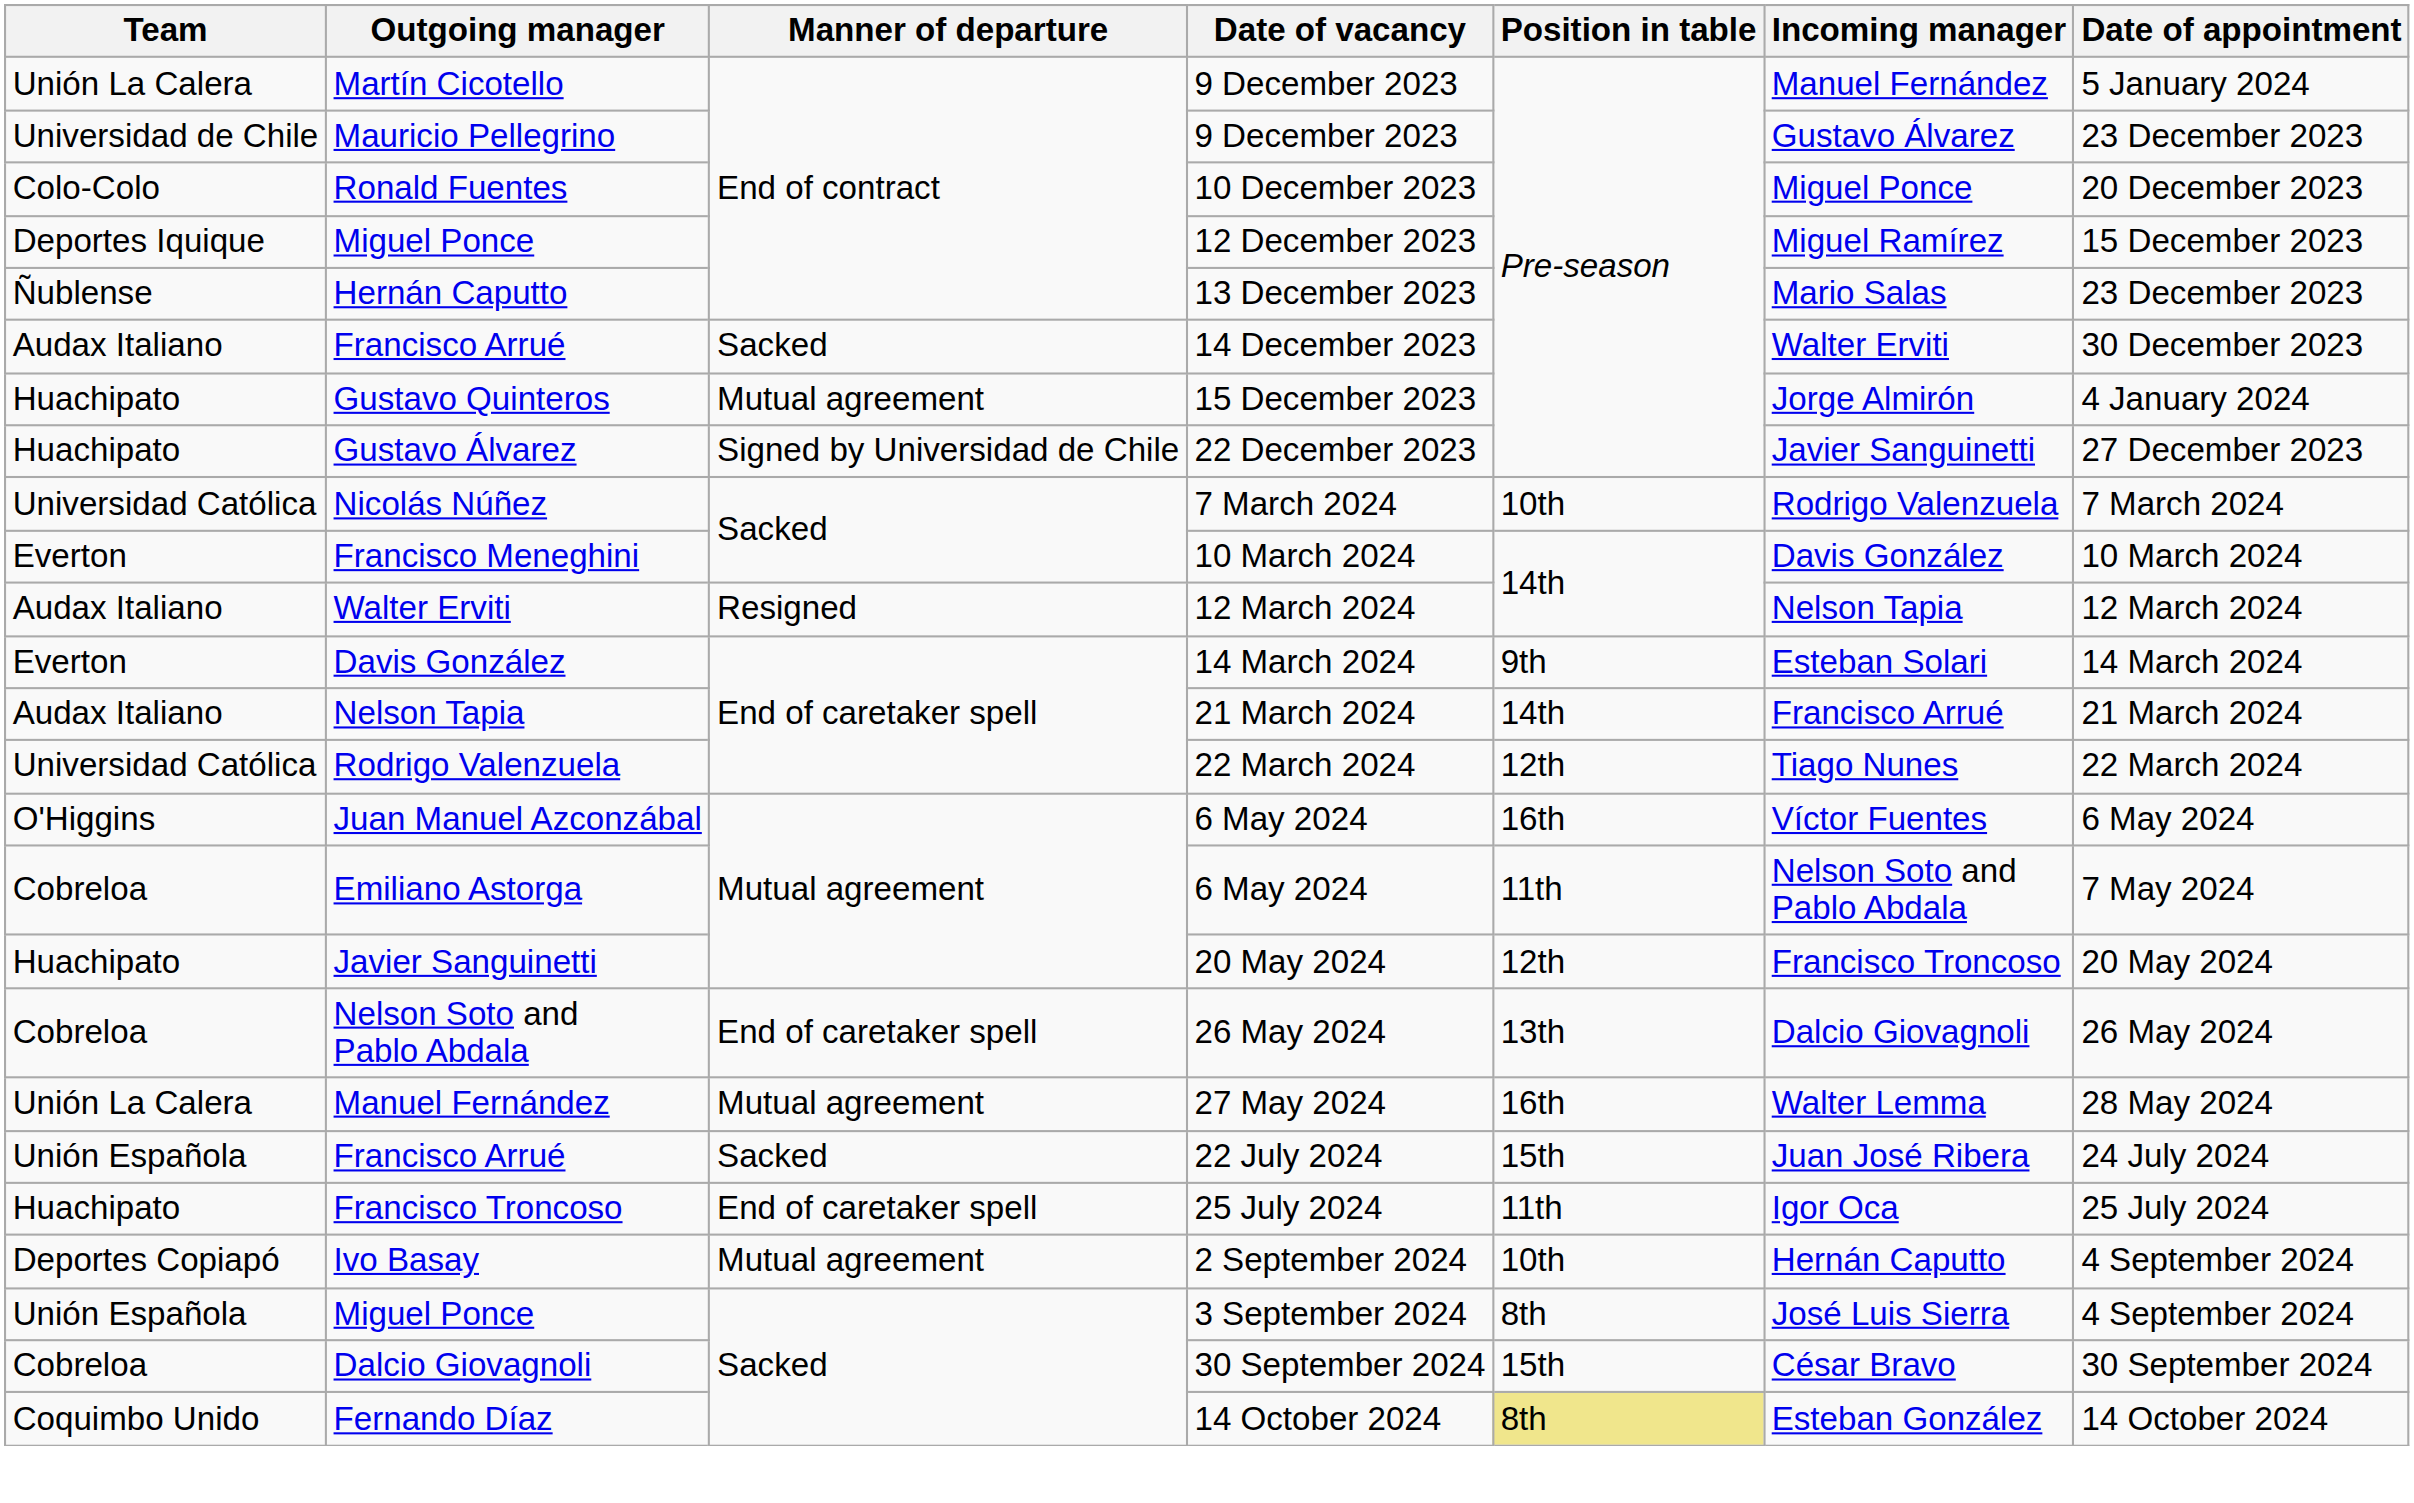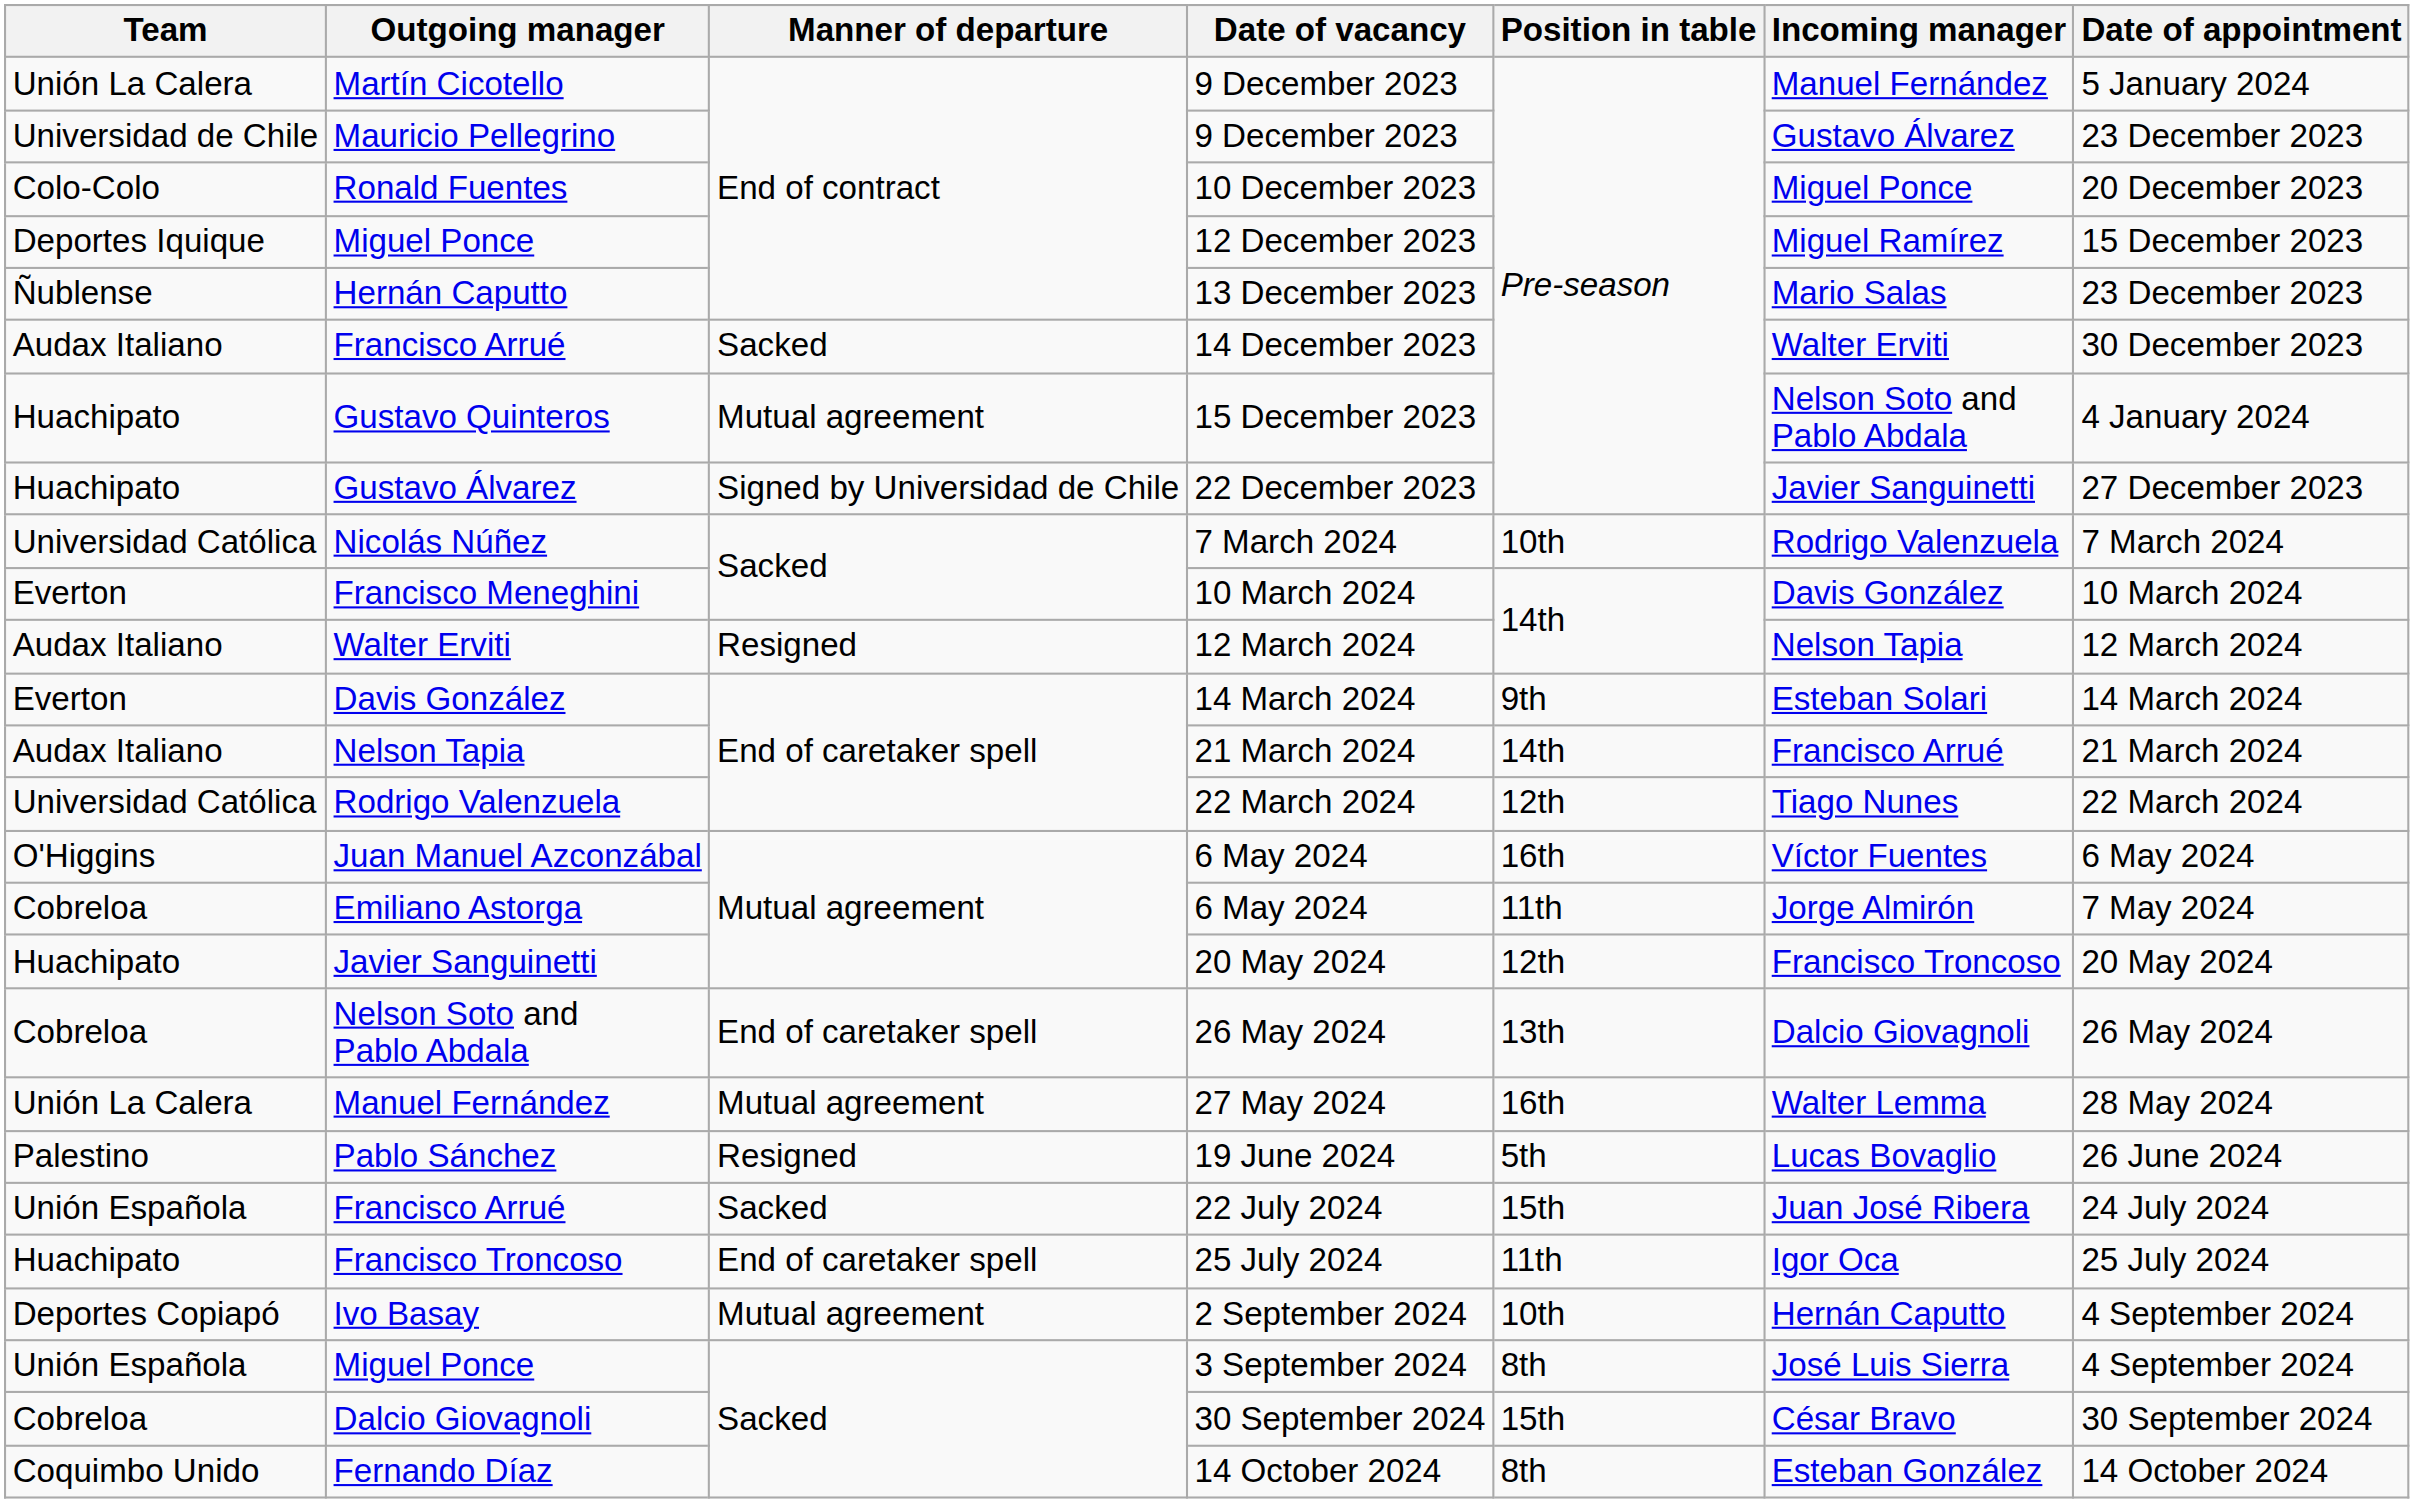(1873, 398) Jorge Almirón -> (1894, 417) Nelson Soto and Pablo Abdala
(1894, 889) Nelson Soto and Pablo Abdala -> (1873, 908) Jorge Almirón
+ row: (445, 1155)
(1524, 1418) khaki background -> (1524, 1470) no background
